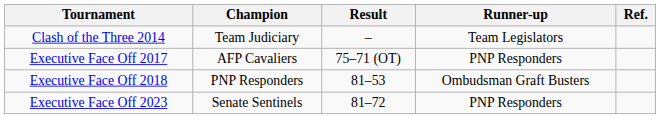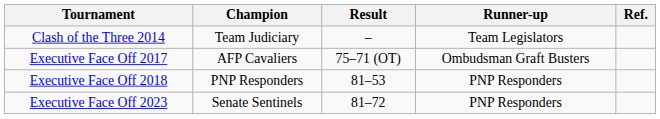(516, 59) PNP Responders -> (516, 59) Ombudsman Graft Busters
(516, 80) Ombudsman Graft Busters -> (516, 80) PNP Responders
